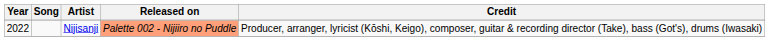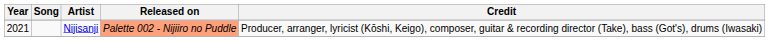(18, 28) 2022 -> (18, 28) 2021
